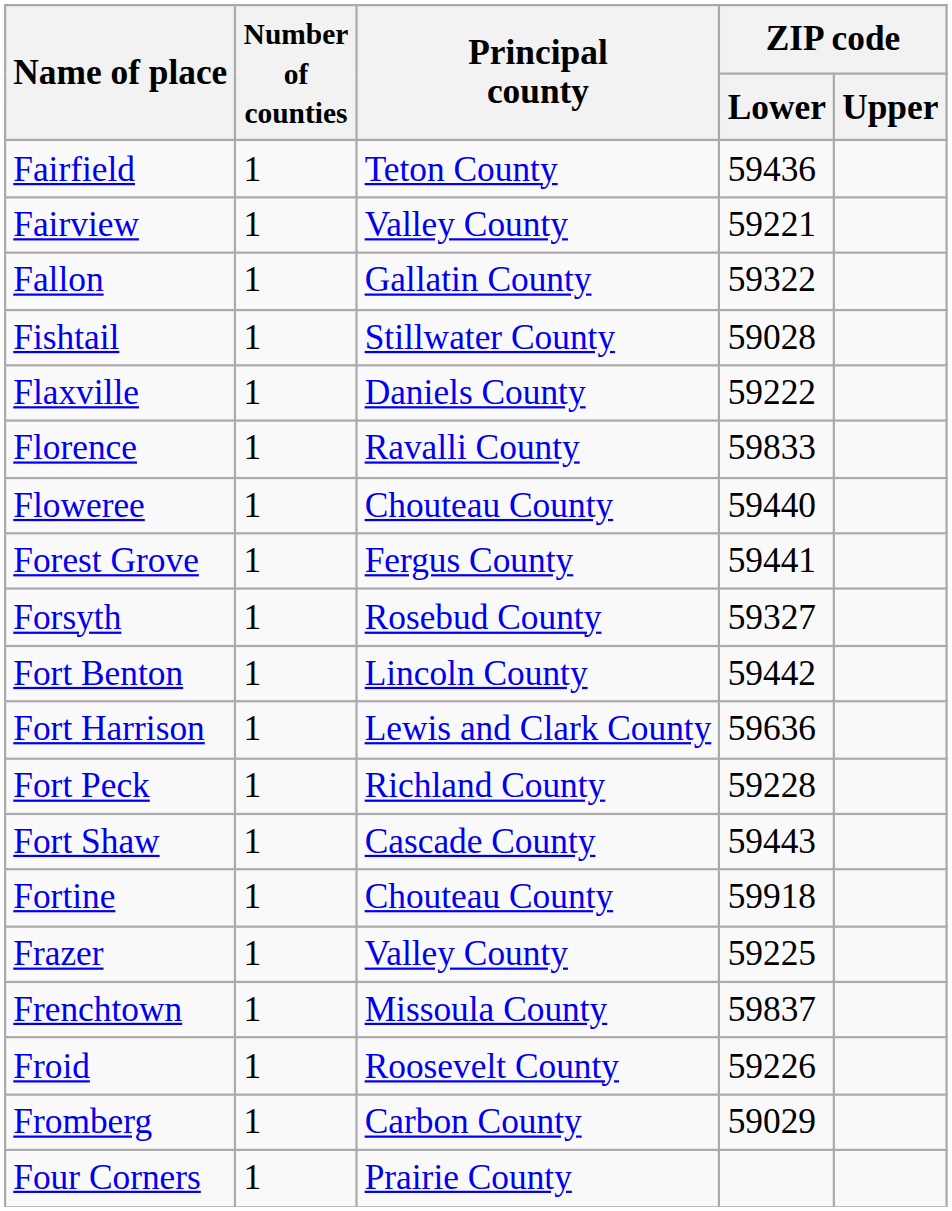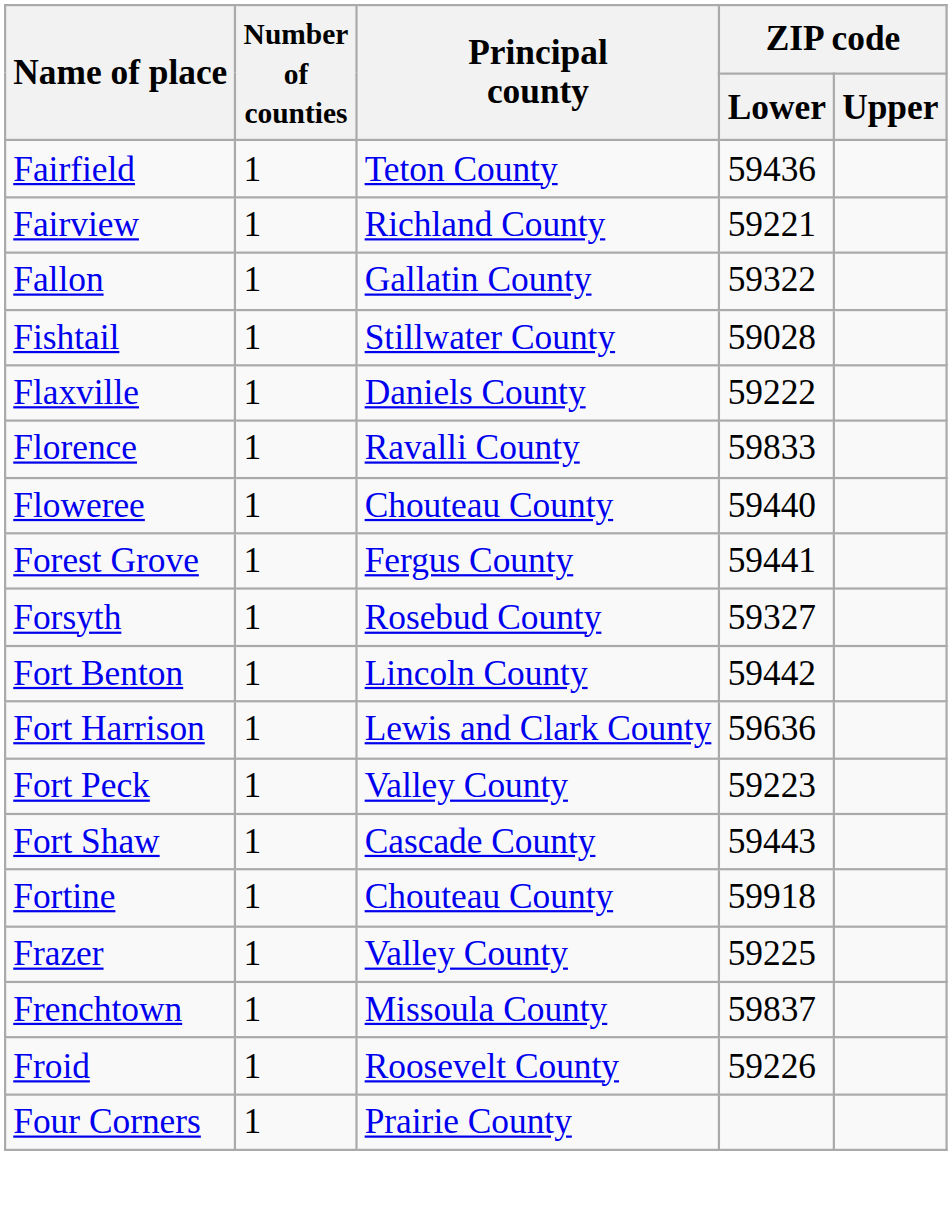(466, 224) Valley County -> (485, 224) Richland County
(485, 785) Richland County -> (466, 785) Valley County
(772, 785) 59228 -> (772, 785) 59223
- row: (83, 1121)
